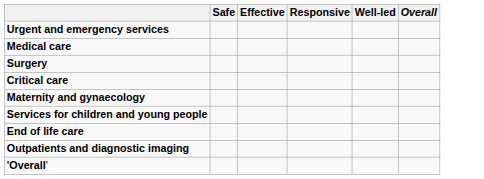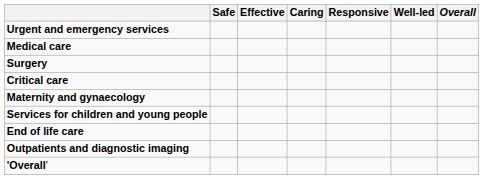+ column: (307, 13)
